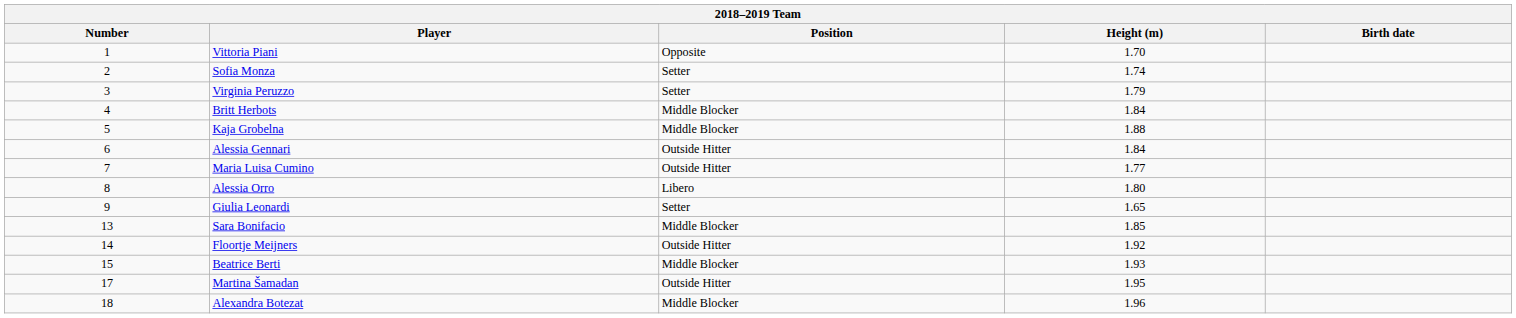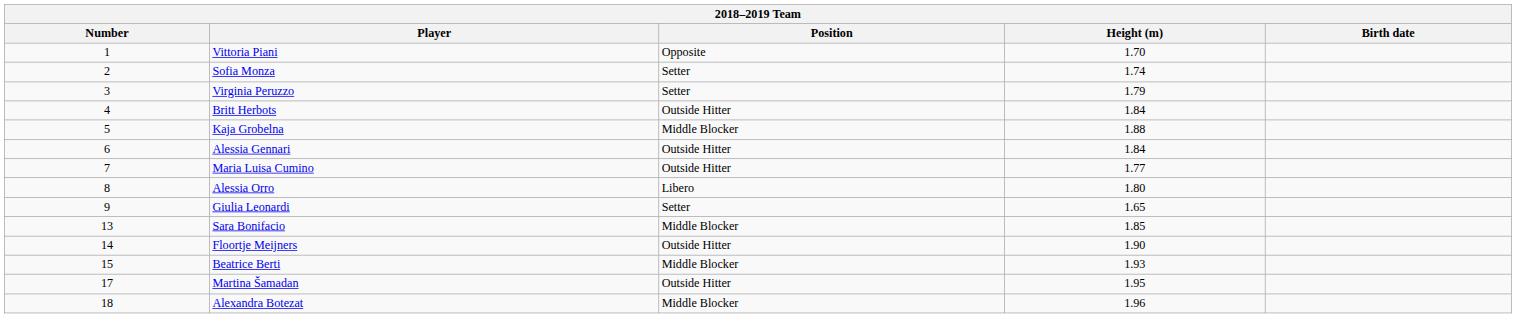(700, 110) Middle Blocker -> (696, 110) Outside Hitter
(1135, 245) 1.92 -> (1135, 245) 1.90
